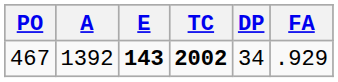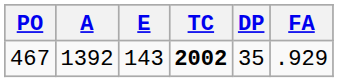(144, 59) bold -> (144, 59) normal
(251, 59) 34 -> (251, 59) 35
